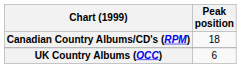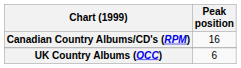(214, 39) 18 -> (214, 39) 16
